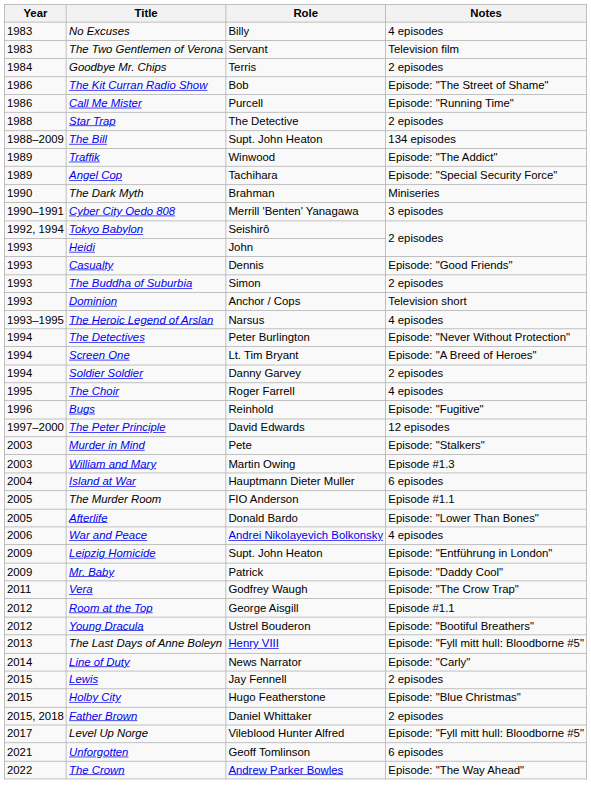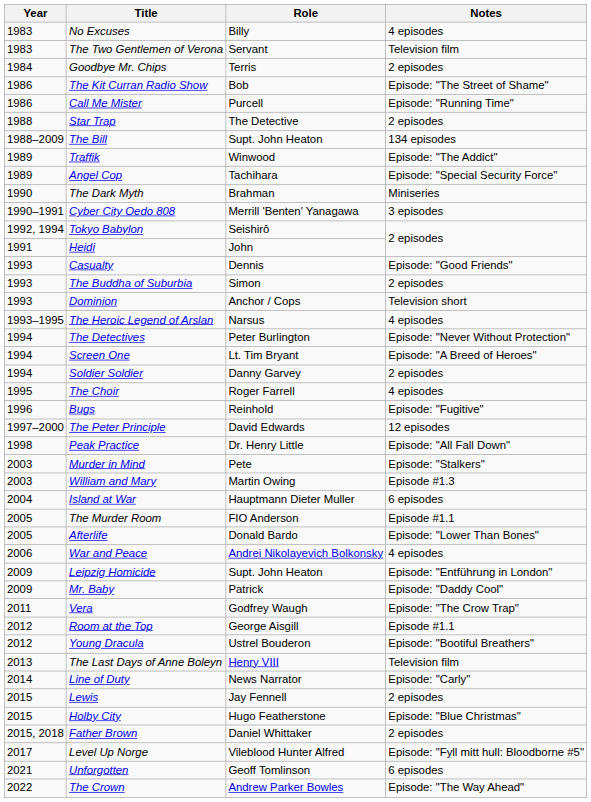(20, 247) 1993 -> (20, 247) 1991
+ row: (104, 445)
(486, 644) Episode: "Fyll mitt hull: Bloodborne #5" -> (424, 662) Television film
